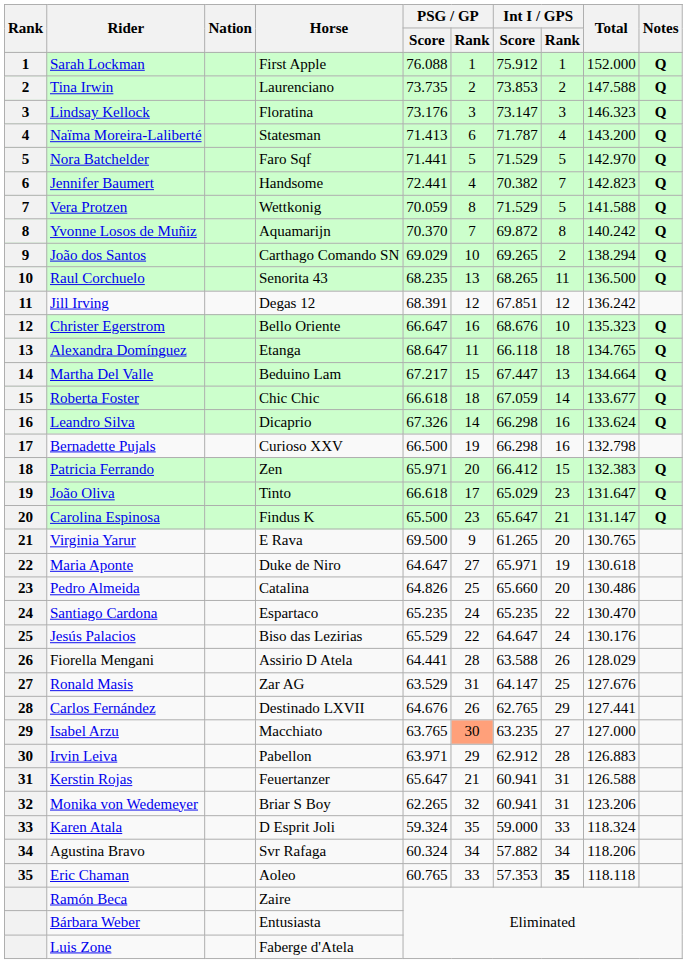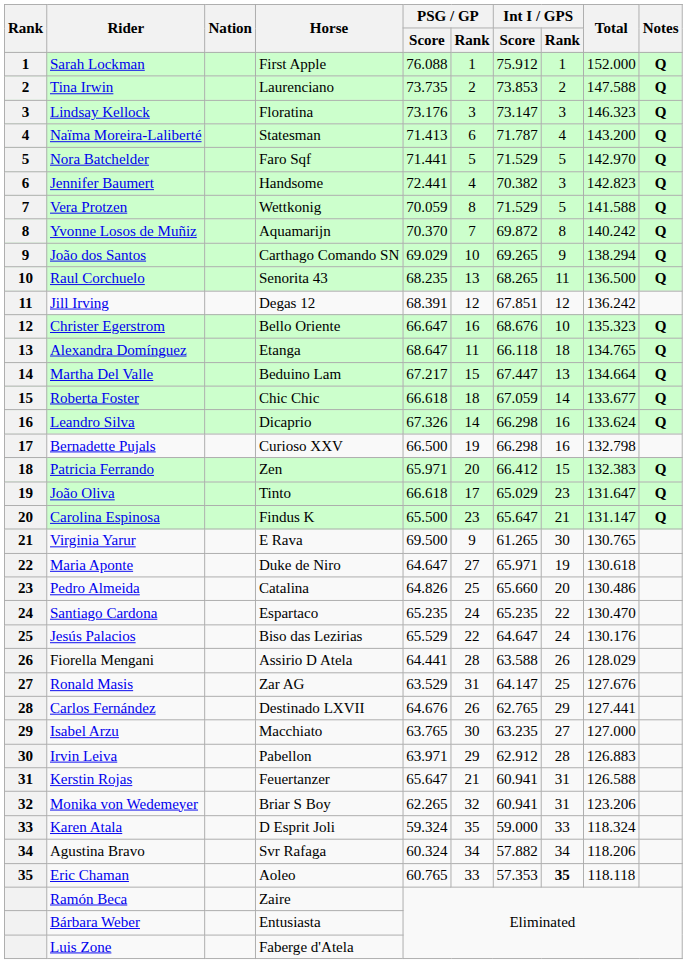(562, 183) 7 -> (562, 183) 3
(562, 254) 2 -> (562, 254) 9
(562, 541) 20 -> (562, 541) 30
(472, 732) lightsalmon background -> (472, 732) no background
